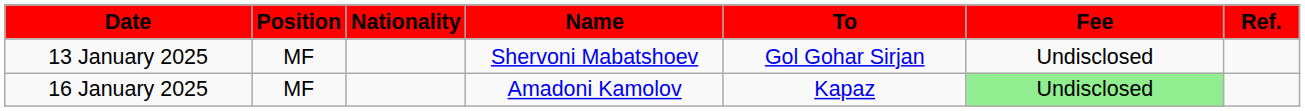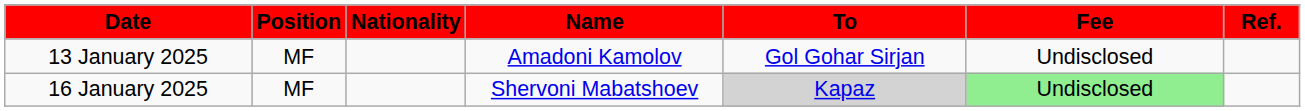(595, 56) Shervoni Mabatshoev -> (595, 56) Amadoni Kamolov
(595, 90) Amadoni Kamolov -> (595, 90) Shervoni Mabatshoev
(845, 90) no background -> (845, 90) lightgrey background
